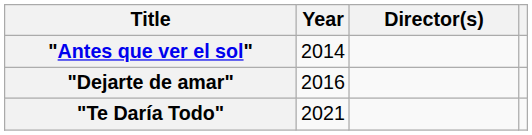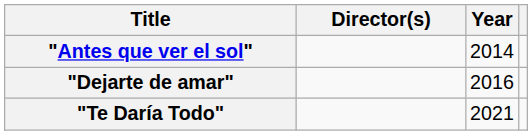columns swapped: (323, 20) <-> (434, 20)
